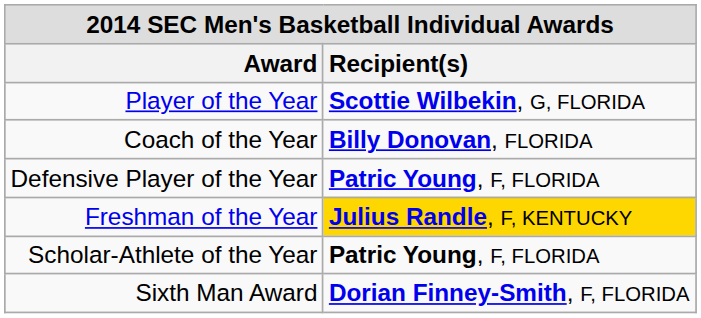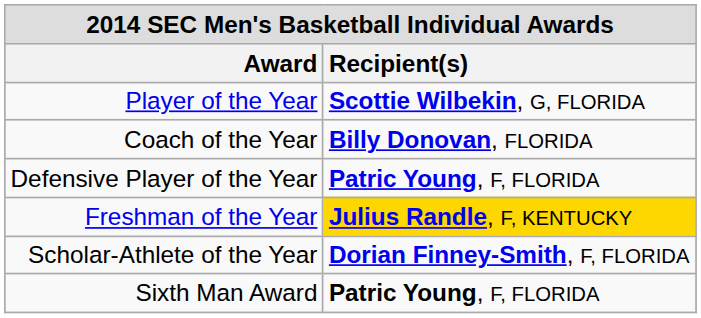(464, 255) Patric Young, F, FLORIDA -> (509, 255) Dorian Finney-Smith, F, FLORIDA
(509, 294) Dorian Finney-Smith, F, FLORIDA -> (464, 294) Patric Young, F, FLORIDA
